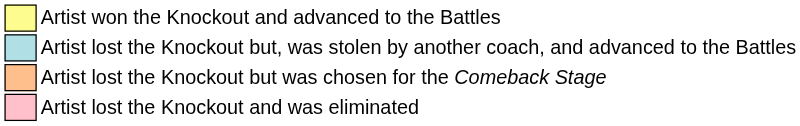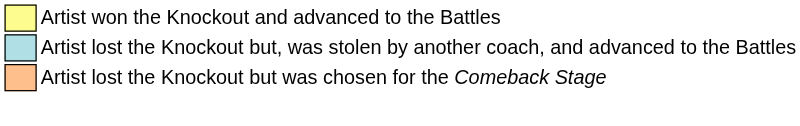- row: (230, 107)
